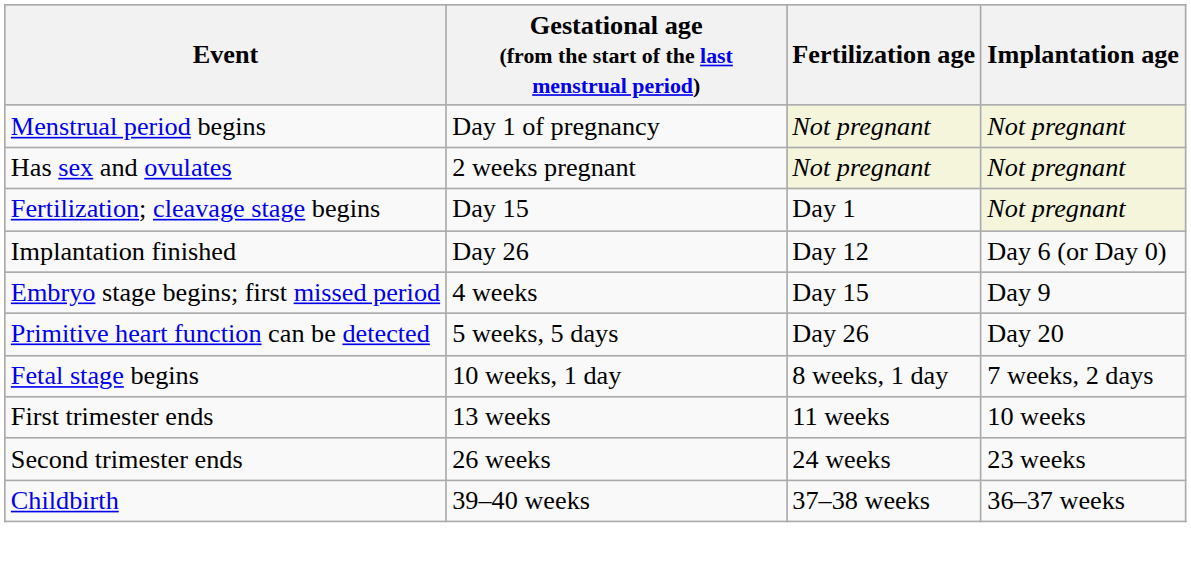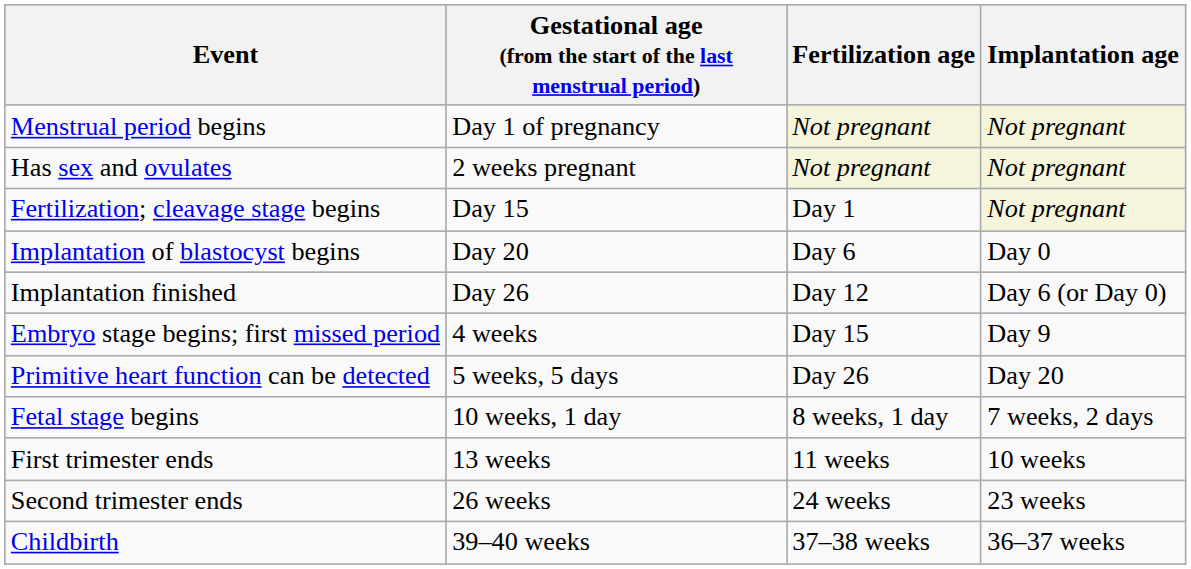+ row: (185, 250)
